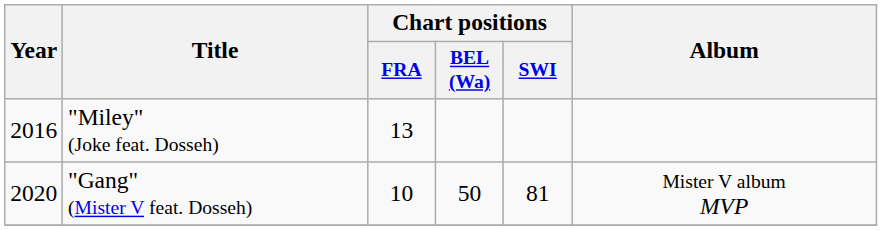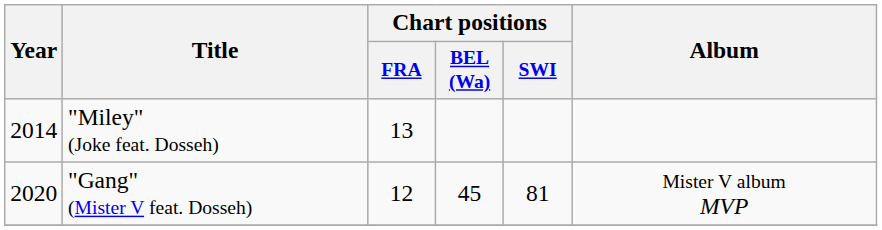(34, 130) 2016 -> (34, 130) 2014
(401, 193) 10 -> (401, 193) 12
(470, 193) 50 -> (470, 193) 45
